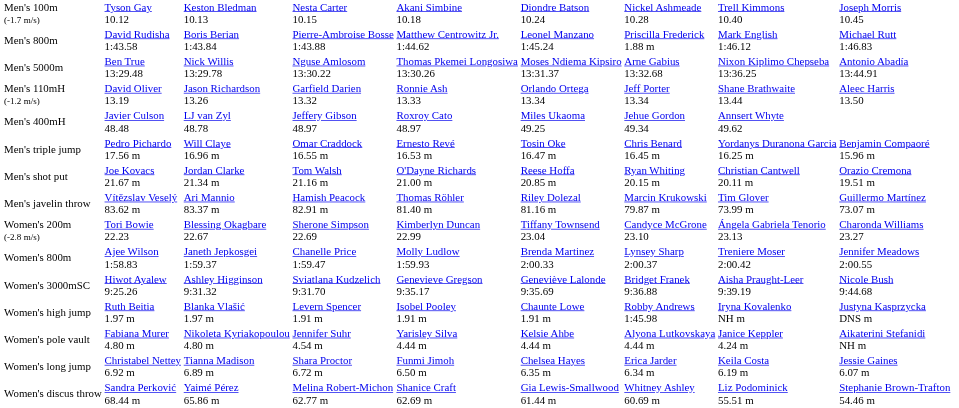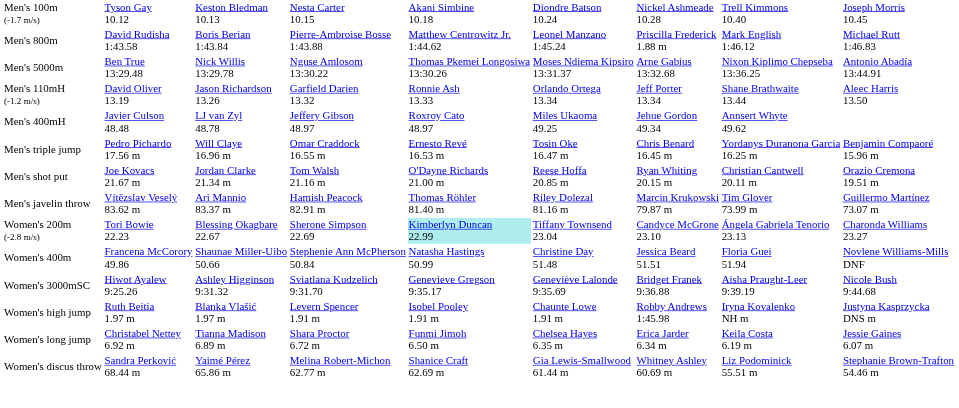(438, 231) no background -> (450, 231) paleturquoise background
+ row: (38, 258)
- row: (38, 258)
- row: (47, 339)
